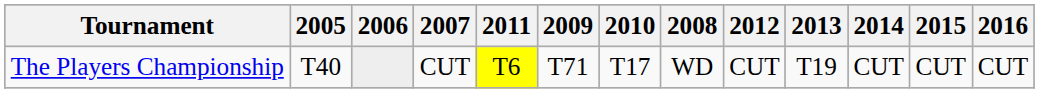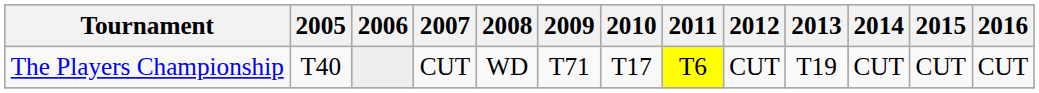columns swapped: (692, 25) <-> (506, 25)
